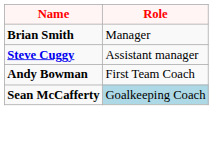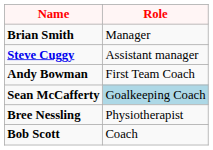+ row: (44, 114)
+ row: (33, 134)
